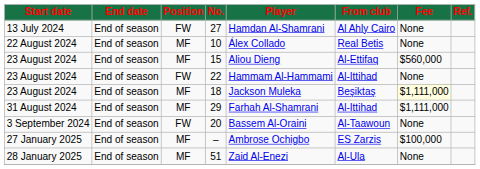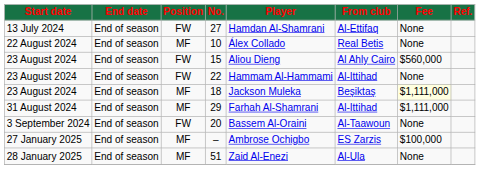(366, 28) Al Ahly Cairo -> (358, 28) Al-Ettifaq
(183, 60) MF -> (183, 60) FW
(358, 60) Al-Ettifaq -> (366, 60) Al Ahly Cairo
